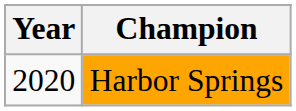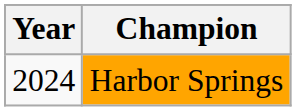(44, 79) 2020 -> (44, 79) 2024
